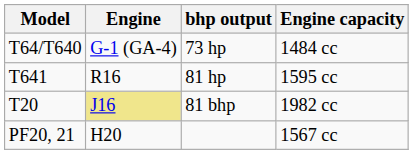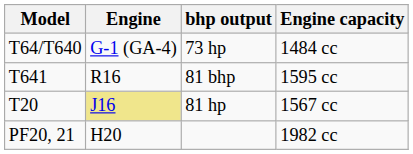(206, 76) 81 hp -> (210, 76) 81 bhp
(210, 105) 81 bhp -> (206, 105) 81 hp
(309, 105) 1982 cc -> (309, 105) 1567 cc
(309, 134) 1567 cc -> (309, 134) 1982 cc
